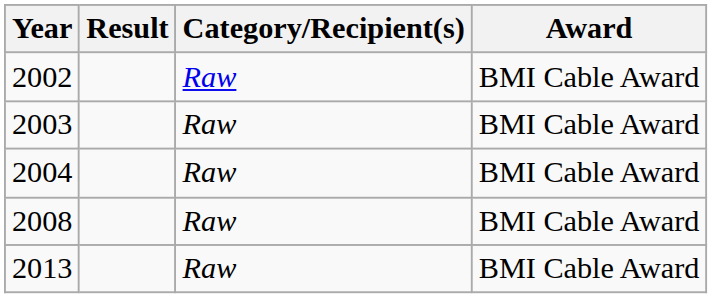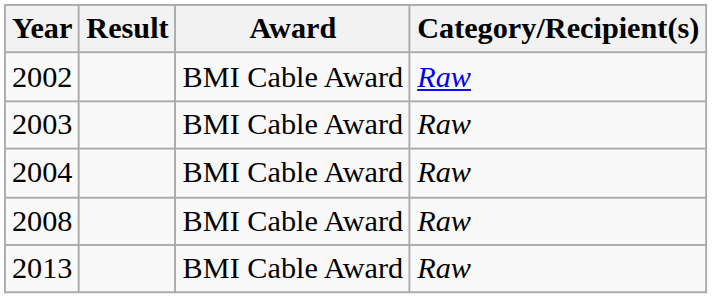columns swapped: (589, 28) <-> (324, 28)
